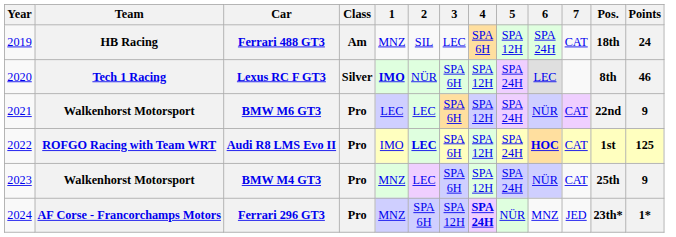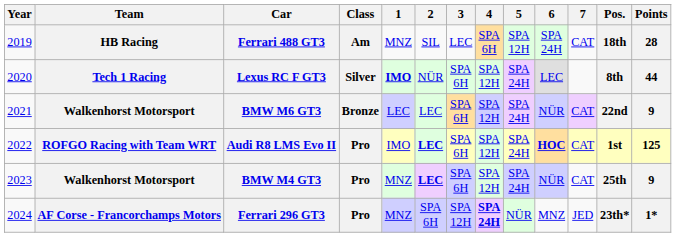(645, 42) 24 -> (651, 42) 28
(645, 77) 46 -> (651, 77) 44
(357, 111) Pro -> (360, 111) Bronze
(424, 180) normal -> (431, 180) bold
